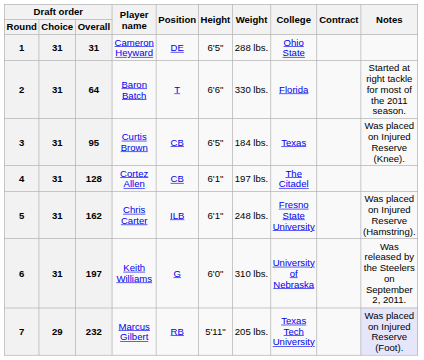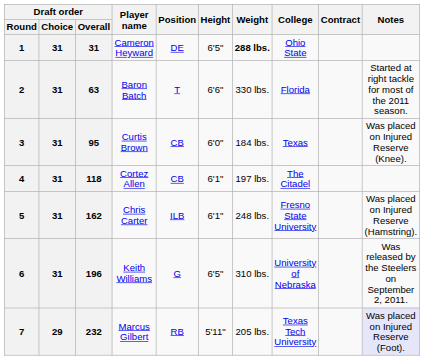(252, 48) normal -> (252, 48) bold
(94, 90) 64 -> (94, 90) 63
(215, 142) 6'5" -> (215, 142) 6'0"
(94, 179) 128 -> (94, 179) 118
(94, 273) 197 -> (94, 273) 196
(215, 273) 6'0" -> (215, 273) 6'5"
